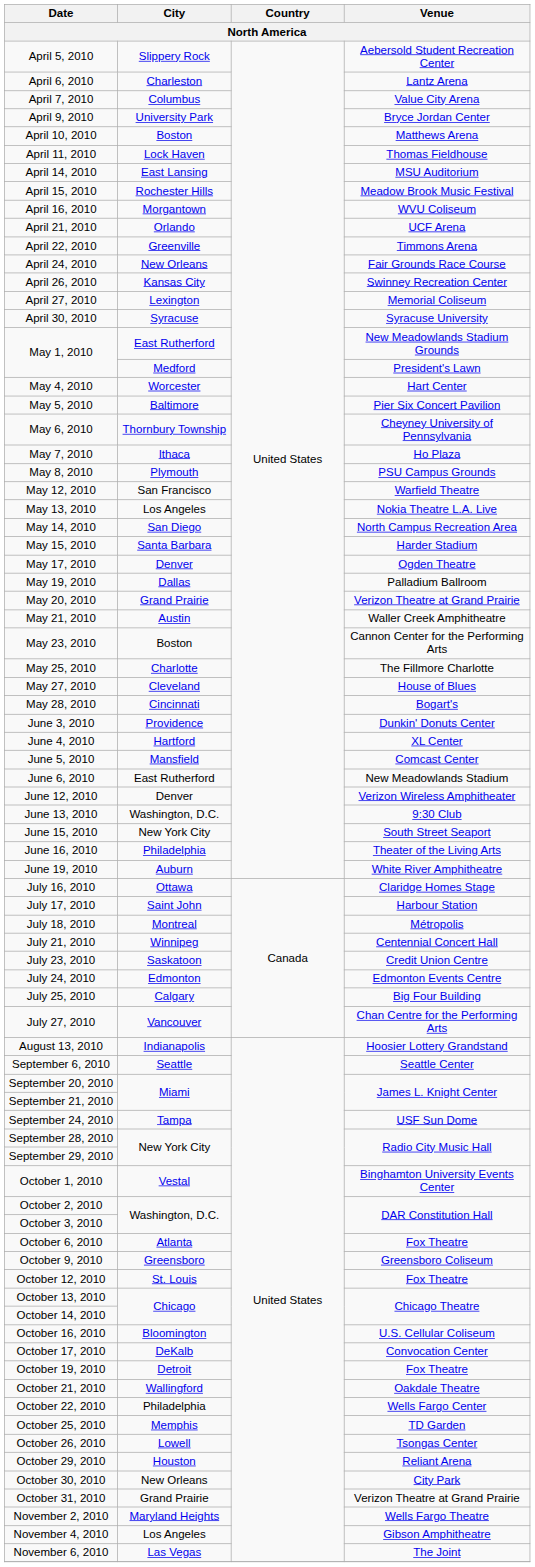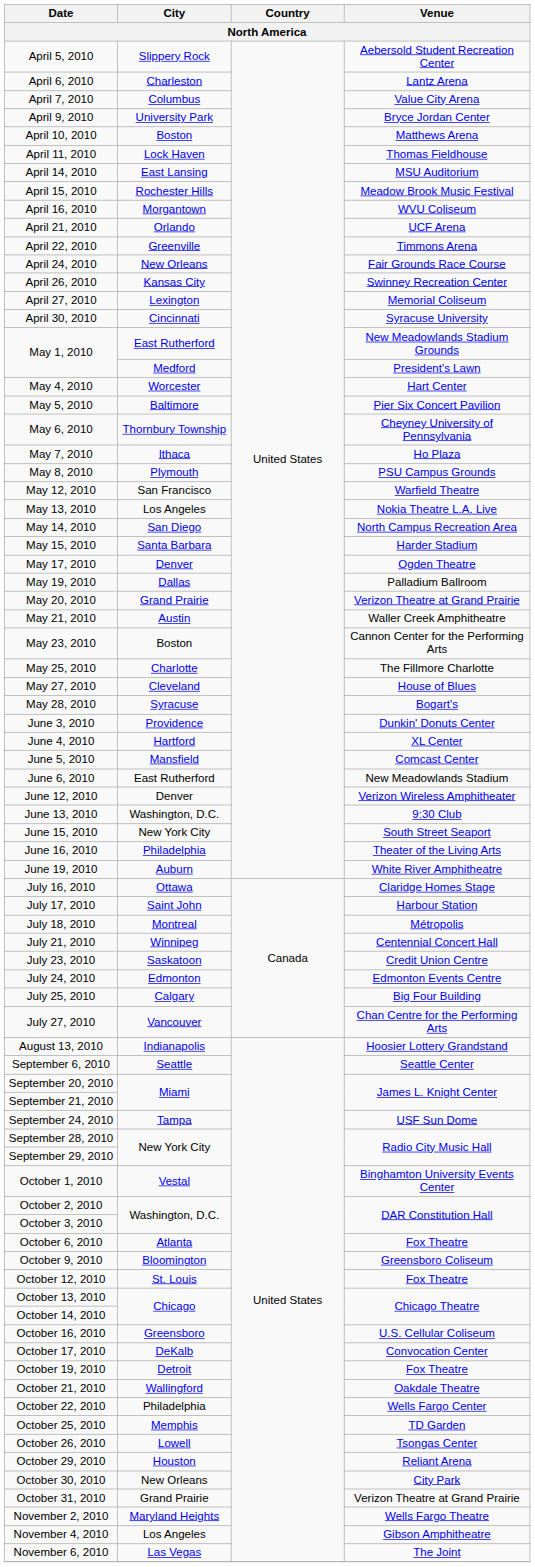(174, 318) Syracuse -> (174, 318) Cincinnati
(174, 704) Cincinnati -> (174, 704) Syracuse
(174, 1260) Greensboro -> (174, 1260) Bloomington
(174, 1333) Bloomington -> (174, 1333) Greensboro
